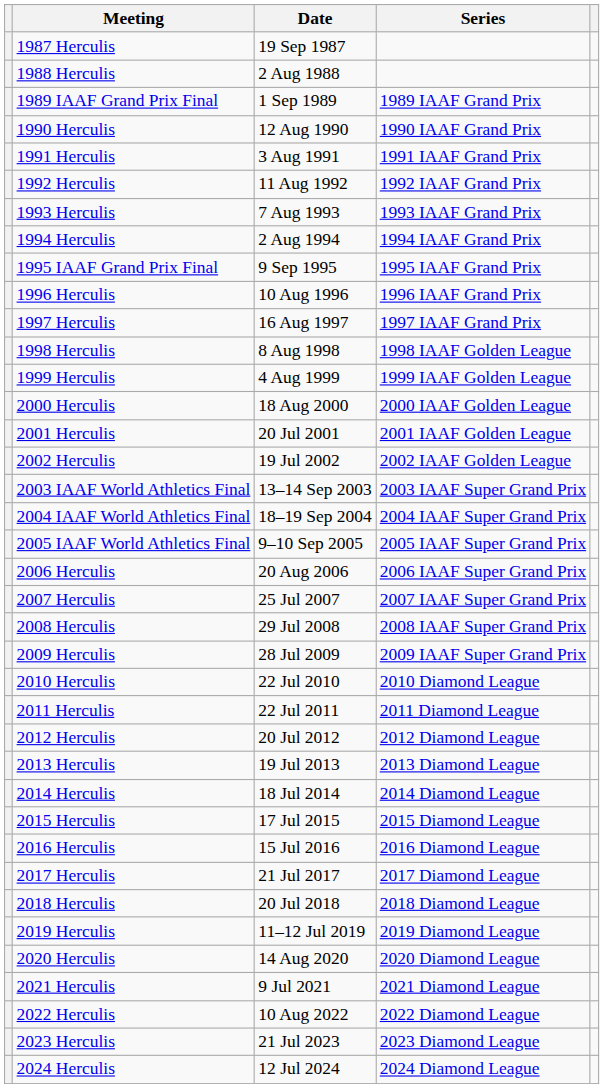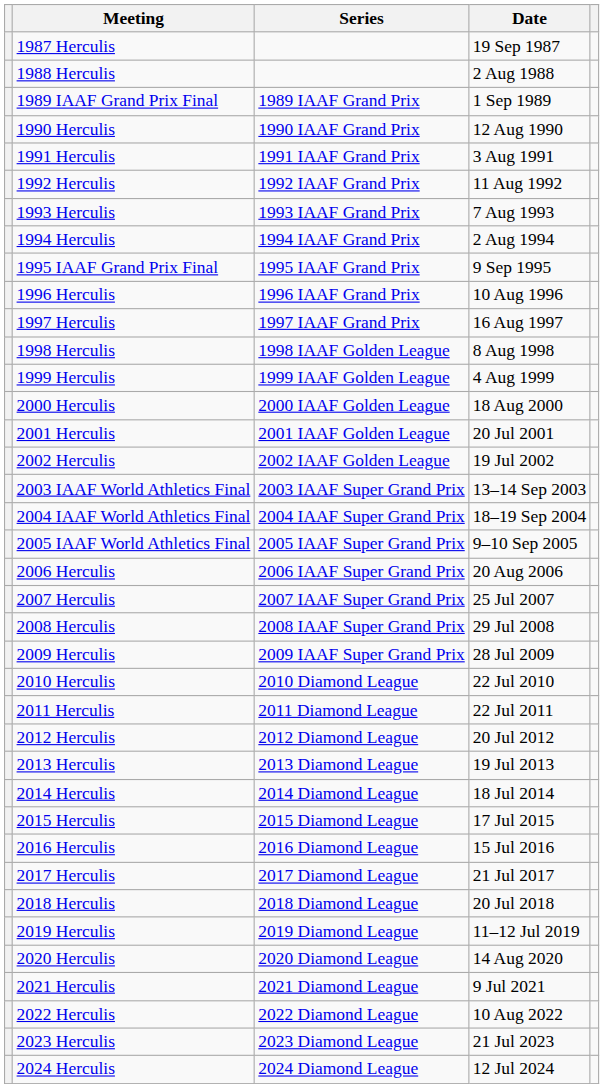columns swapped: (483, 18) <-> (315, 18)
